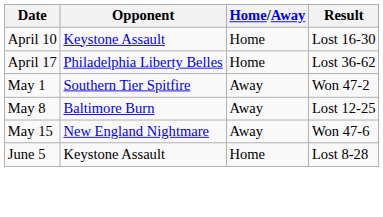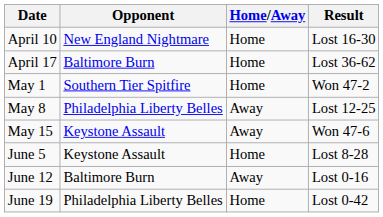(114, 39) Keystone Assault -> (136, 39) New England Nightmare
(143, 62) Philadelphia Liberty Belles -> (109, 62) Baltimore Burn
(246, 85) Away -> (247, 85) Home
(109, 108) Baltimore Burn -> (143, 108) Philadelphia Liberty Belles
(136, 131) New England Nightmare -> (114, 131) Keystone Assault
+ row: (30, 177)
+ row: (30, 200)
